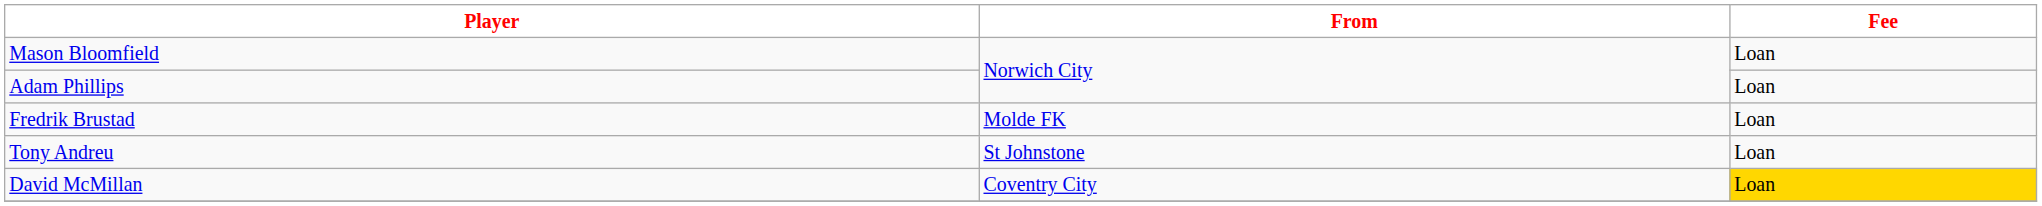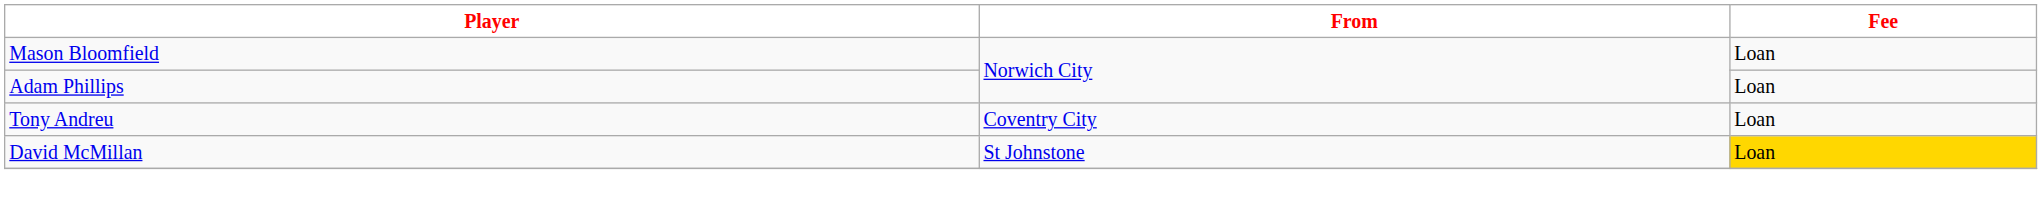- row: (72, 119)
(1034, 152) St Johnstone -> (1040, 119) Coventry City
(1040, 185) Coventry City -> (1034, 152) St Johnstone
